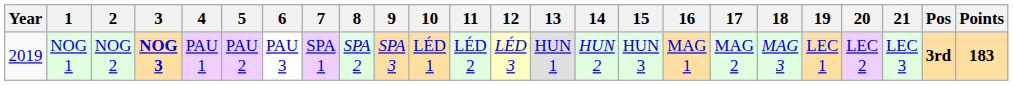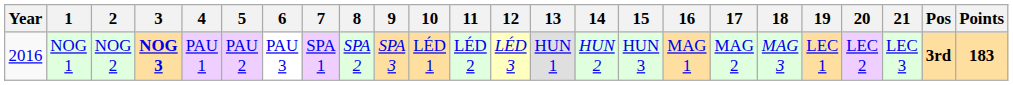(25, 55) 2019 -> (25, 55) 2016
